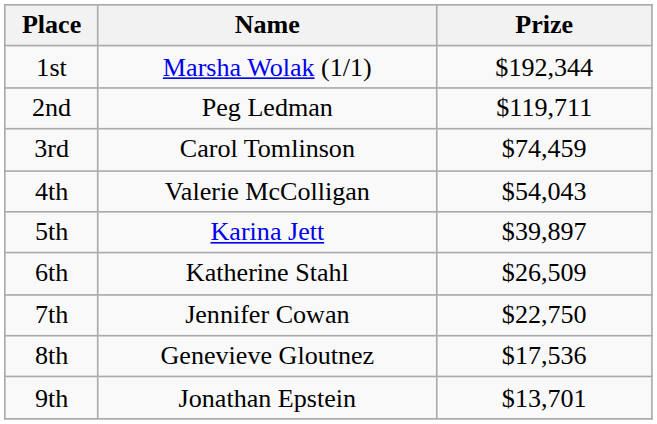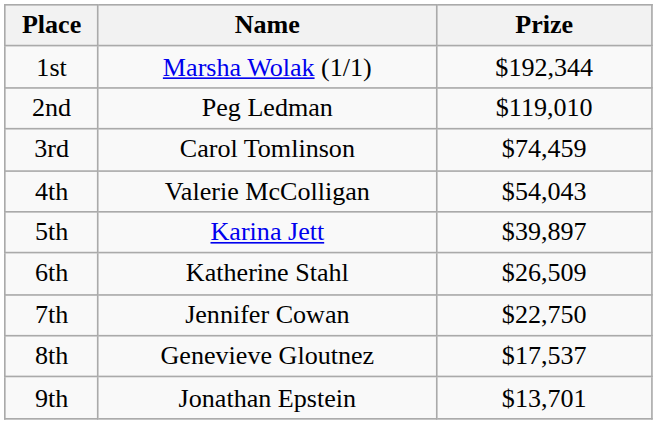(544, 107) $119,711 -> (544, 107) $119,010
(544, 356) $17,536 -> (544, 356) $17,537
